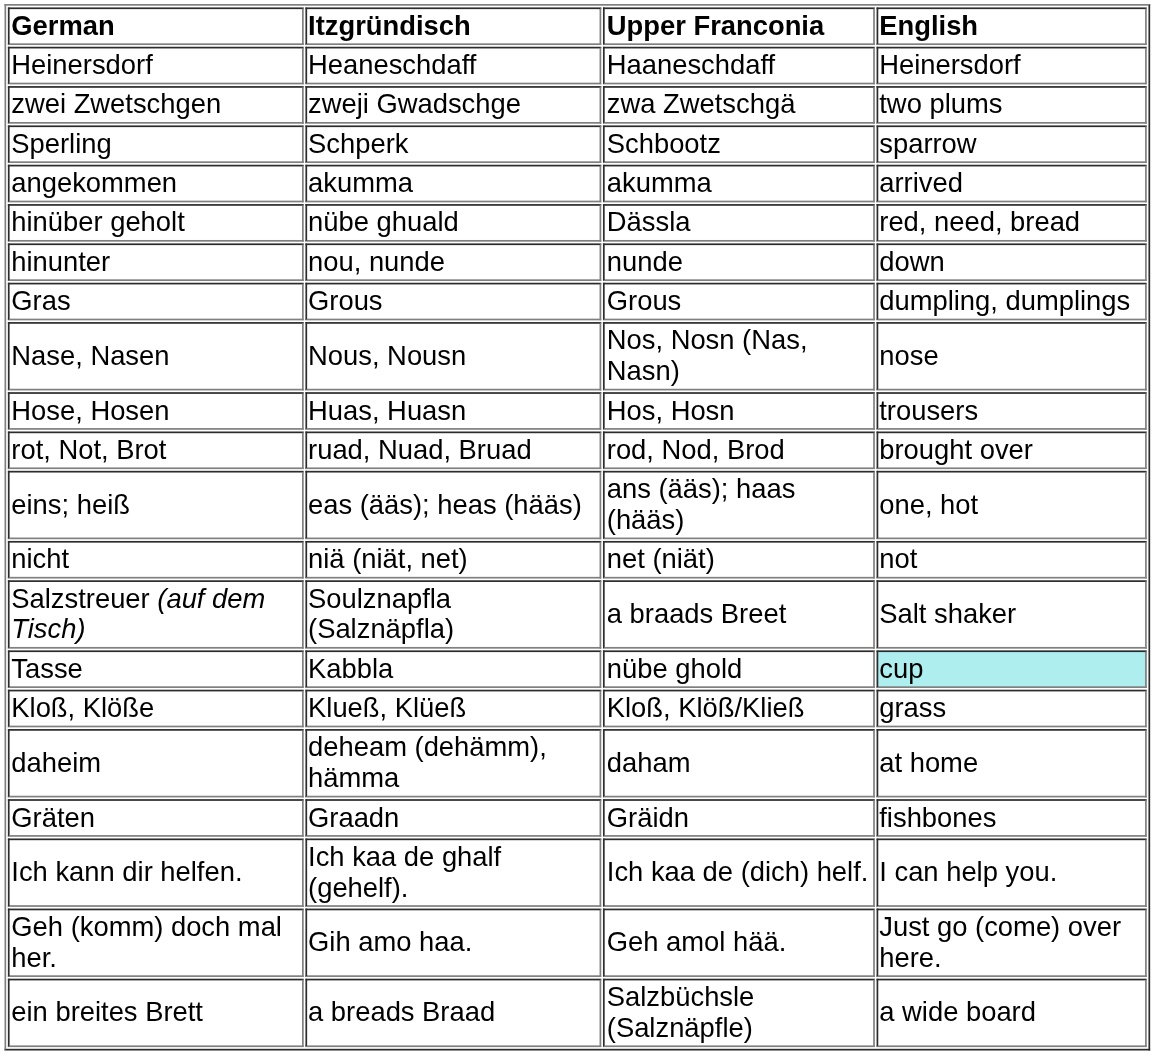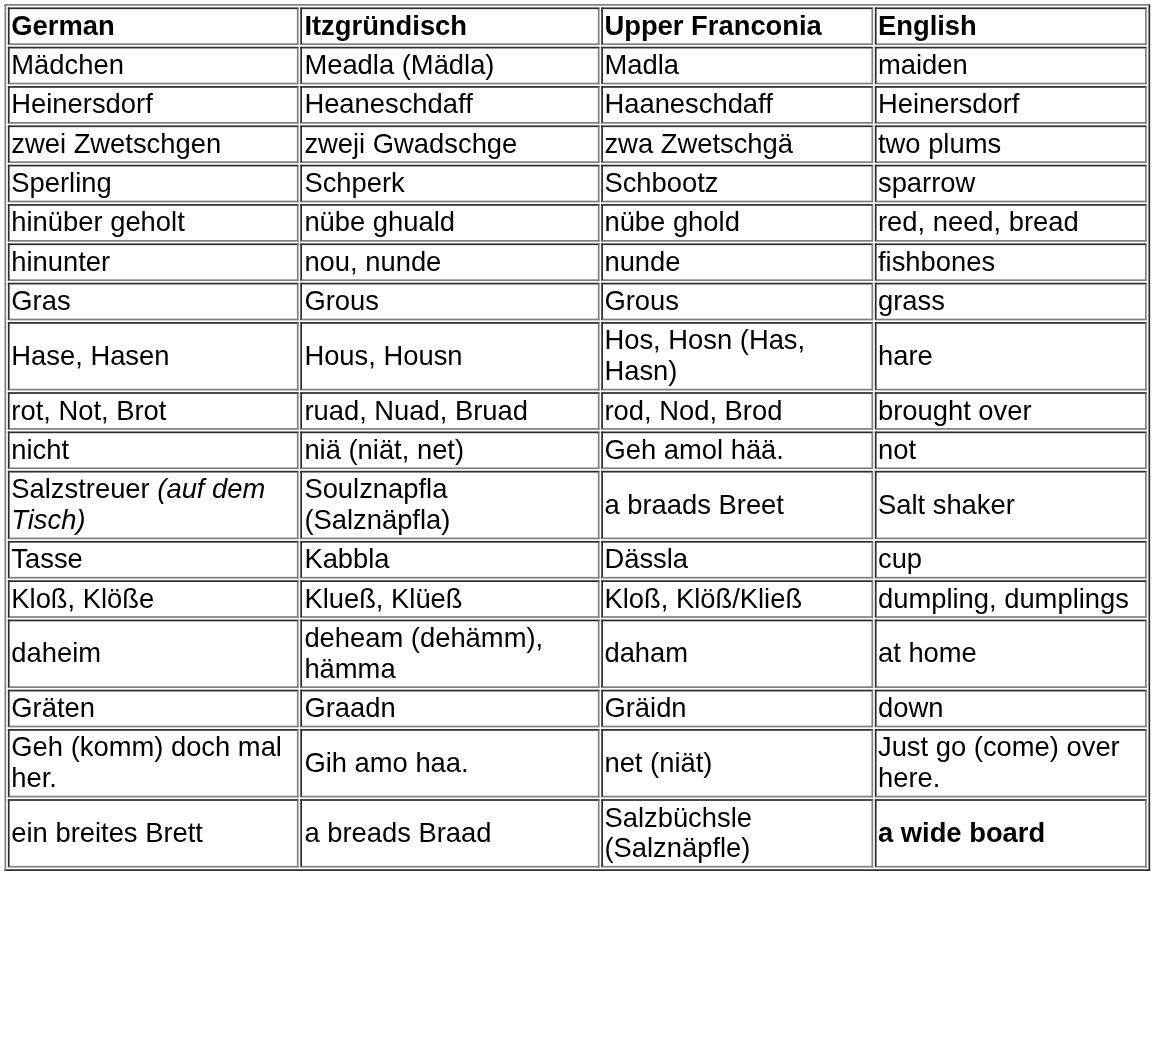+ row: (68, 65)
- row: (94, 183)
(649, 222) Dässla -> (672, 222) nübe ghold
(912, 261) down -> (937, 261) fishbones
(1005, 301) dumpling, dumplings -> (911, 301) grass
+ row: (90, 355)
- row: (90, 355)
- row: (90, 410)
- row: (71, 504)
(661, 559) net (niät) -> (694, 449) Geh amol hää.
(674, 668) nübe ghold -> (646, 559) Dässla
(901, 668) paleturquoise background -> (900, 559) no background
(913, 708) grass -> (1003, 598) dumpling, dumplings
(938, 817) fishbones -> (911, 708) down
- row: (127, 872)
(697, 942) Geh amol hää. -> (658, 762) net (niät)
(958, 1012) normal -> (962, 832) bold
